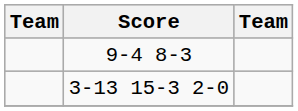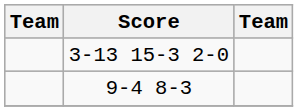rows swapped: (149, 88) <-> (149, 55)
